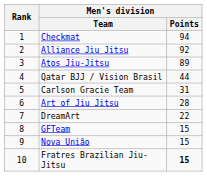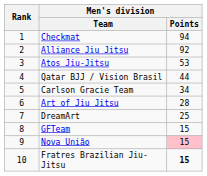(184, 63) 89 -> (184, 63) 53
(184, 90) 31 -> (184, 90) 34
(184, 116) 22 -> (184, 116) 25
(184, 142) no background -> (184, 142) pink background
